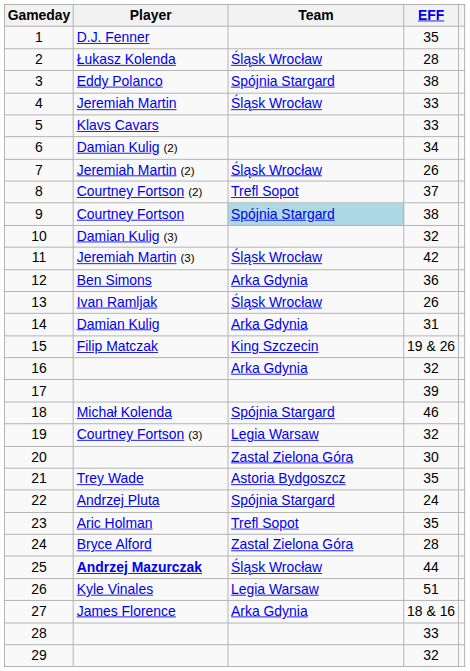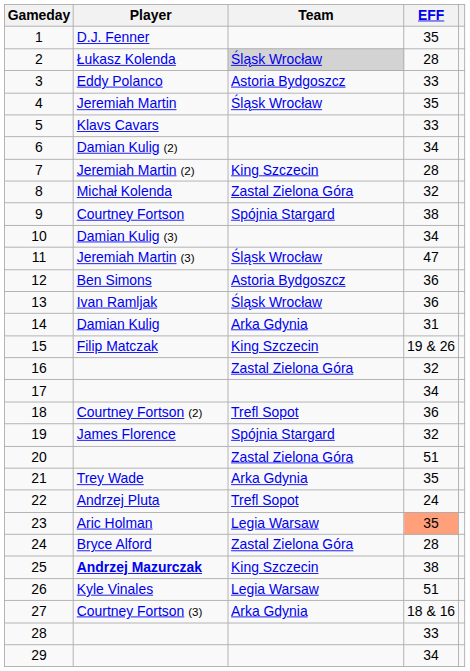(277, 59) no background -> (277, 59) lightgrey background
(283, 81) Spójnia Stargard -> (288, 81) Astoria Bydgoszcz
(431, 81) 38 -> (431, 81) 33
(431, 103) 33 -> (431, 103) 35
(277, 170) Śląsk Wrocław -> (275, 170) King Szczecin
(431, 170) 26 -> (431, 170) 28
(140, 192) Courtney Fortson (2) -> (124, 192) Michał Kolenda
(265, 192) Trefl Sopot -> (292, 192) Zastal Zielona Góra
(431, 192) 37 -> (431, 192) 32
(283, 214) lightblue background -> (283, 214) no background
(431, 236) 32 -> (431, 236) 34
(431, 258) 42 -> (431, 258) 47
(269, 280) Arka Gdynia -> (288, 280) Astoria Bydgoszcz
(431, 302) 26 -> (431, 302) 36
(269, 368) Arka Gdynia -> (292, 368) Zastal Zielona Góra
(431, 390) 39 -> (431, 390) 34
(124, 412) Michał Kolenda -> (140, 412) Courtney Fortson (2)
(283, 412) Spójnia Stargard -> (265, 412) Trefl Sopot
(431, 412) 46 -> (431, 412) 36
(140, 434) Courtney Fortson (3) -> (126, 434) James Florence
(275, 434) Legia Warsaw -> (283, 434) Spójnia Stargard
(431, 457) 30 -> (431, 457) 51
(288, 479) Astoria Bydgoszcz -> (269, 479) Arka Gdynia
(283, 501) Spójnia Stargard -> (265, 501) Trefl Sopot
(265, 523) Trefl Sopot -> (275, 523) Legia Warsaw
(431, 523) no background -> (431, 523) lightsalmon background
(277, 567) Śląsk Wrocław -> (275, 567) King Szczecin
(431, 567) 44 -> (431, 567) 38
(126, 611) James Florence -> (140, 611) Courtney Fortson (3)
(431, 655) 32 -> (431, 655) 34
